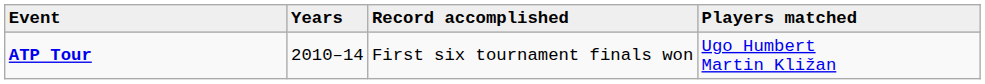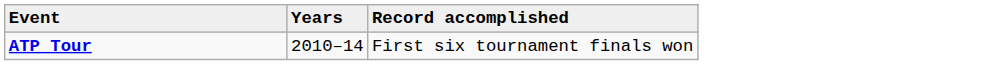- column: (779, 18)
